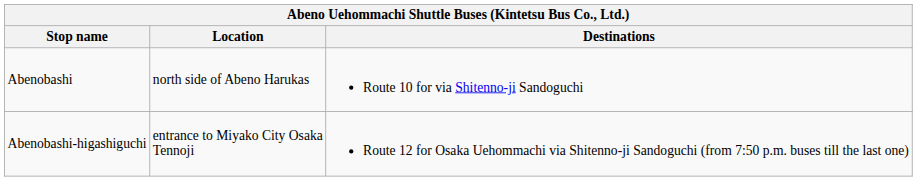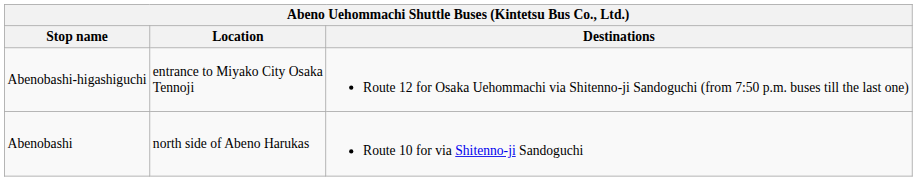rows swapped: (40, 79) <-> (77, 143)
